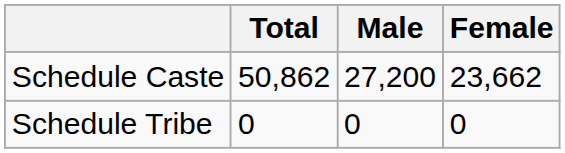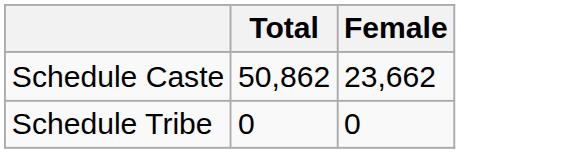- column: (390, 28)
